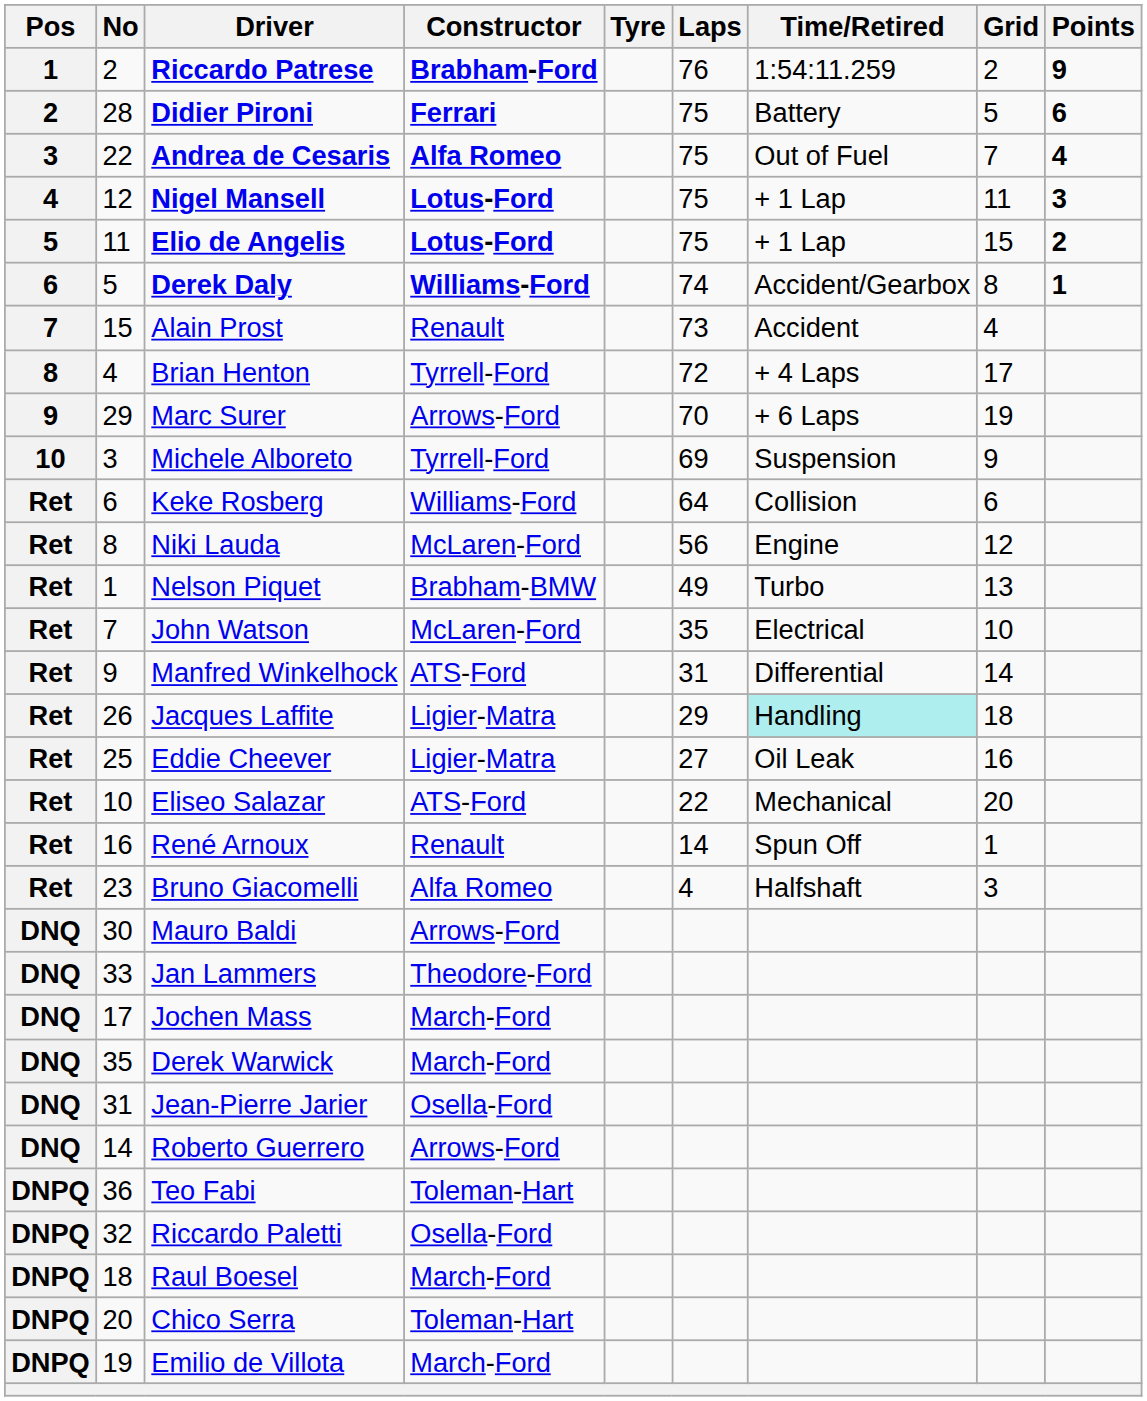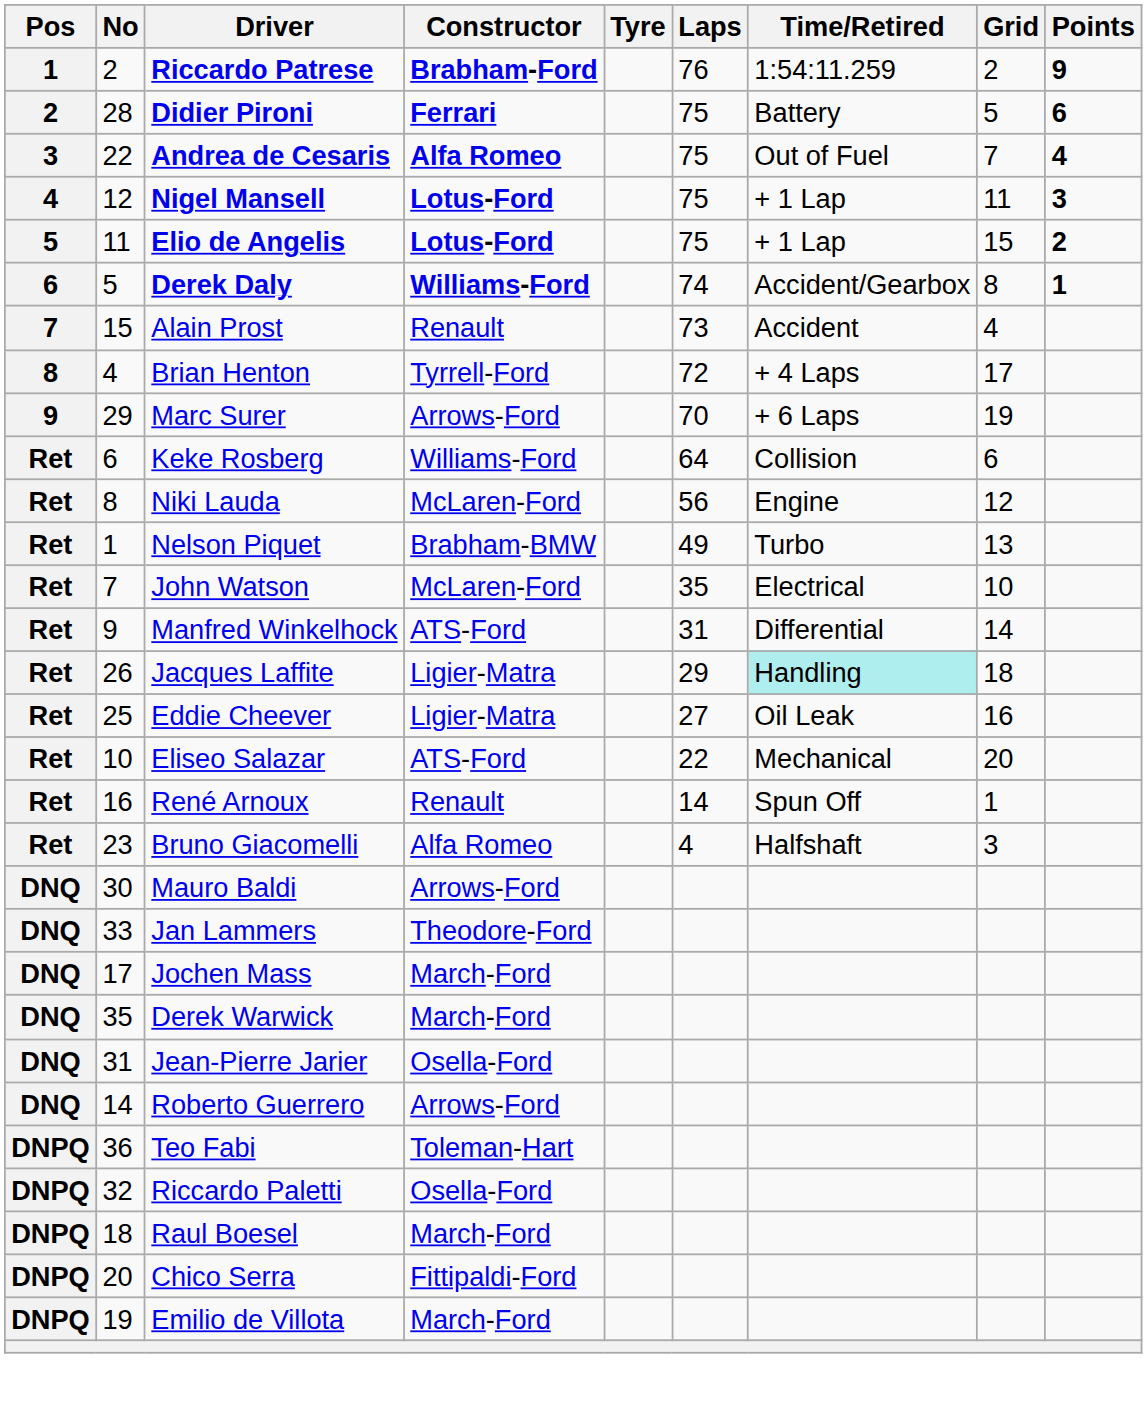- row: (252, 457)
(492, 1319) Toleman-Hart -> (493, 1276) Fittipaldi-Ford
